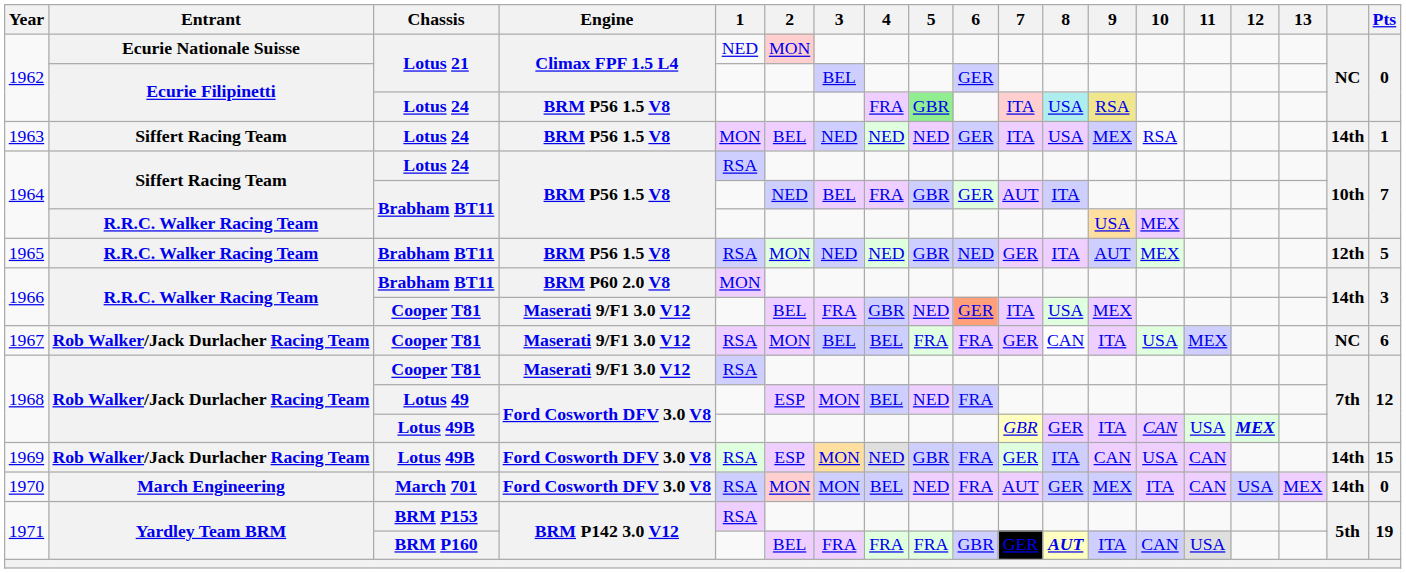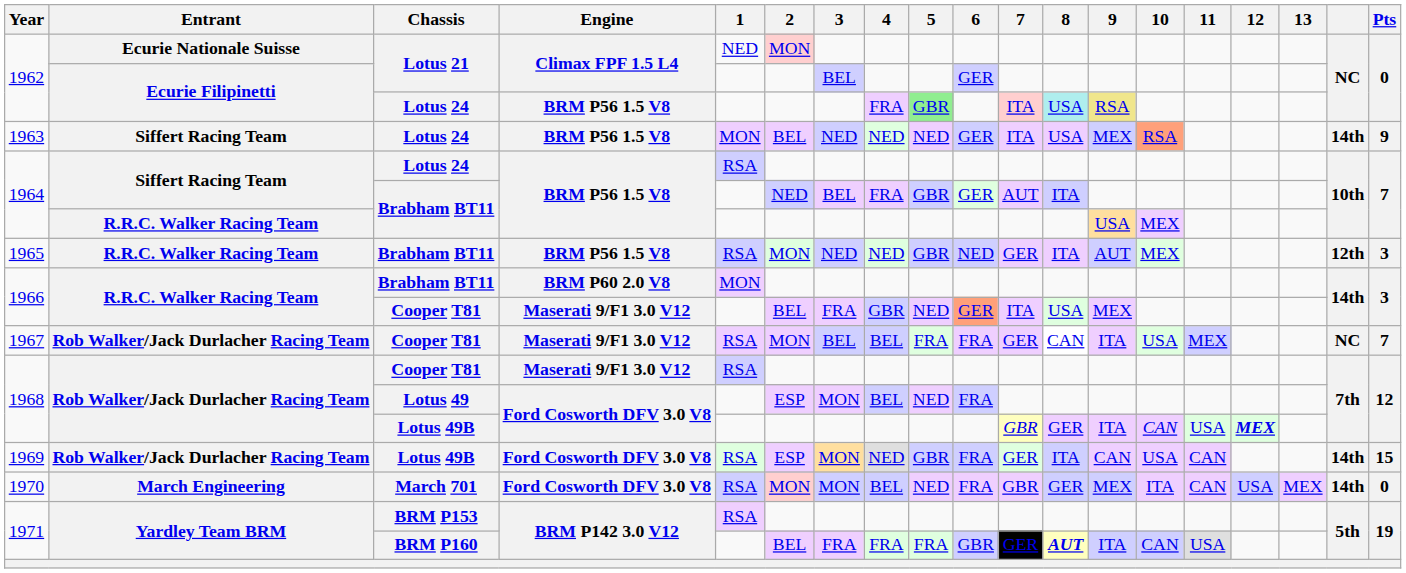(1160, 136) no background -> (1160, 136) lightsalmon background
(1384, 136) 1 -> (1384, 136) 9
(1384, 253) 5 -> (1384, 253) 3
(1384, 340) 6 -> (1384, 340) 7
(1020, 486) AUT -> (1020, 486) GBR
